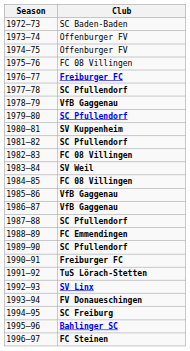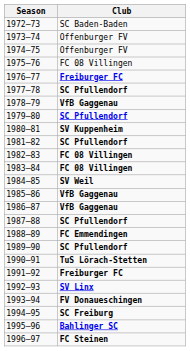(77, 169) SV Weil -> (96, 169) FC 08 Villingen
(96, 182) FC 08 Villingen -> (77, 182) SV Weil
(91, 260) Freiburger FC -> (103, 260) TuS Lörach-Stetten
(103, 274) TuS Lörach-Stetten -> (91, 274) Freiburger FC
